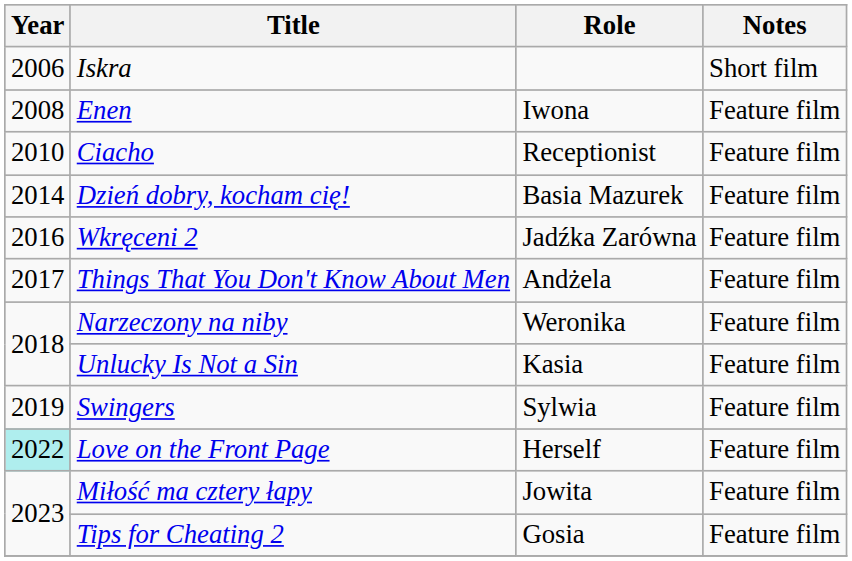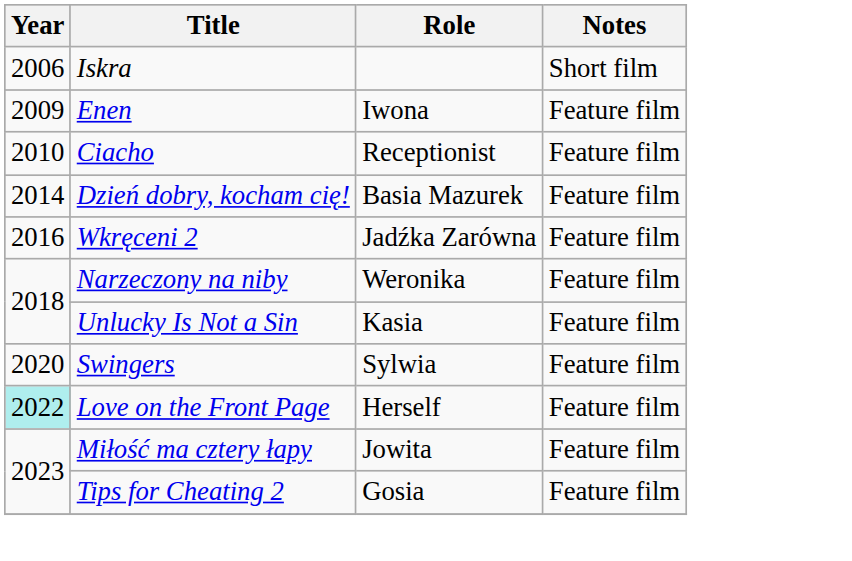(38, 110) 2008 -> (38, 110) 2009
- row: (293, 279)
(38, 407) 2019 -> (38, 364) 2020
